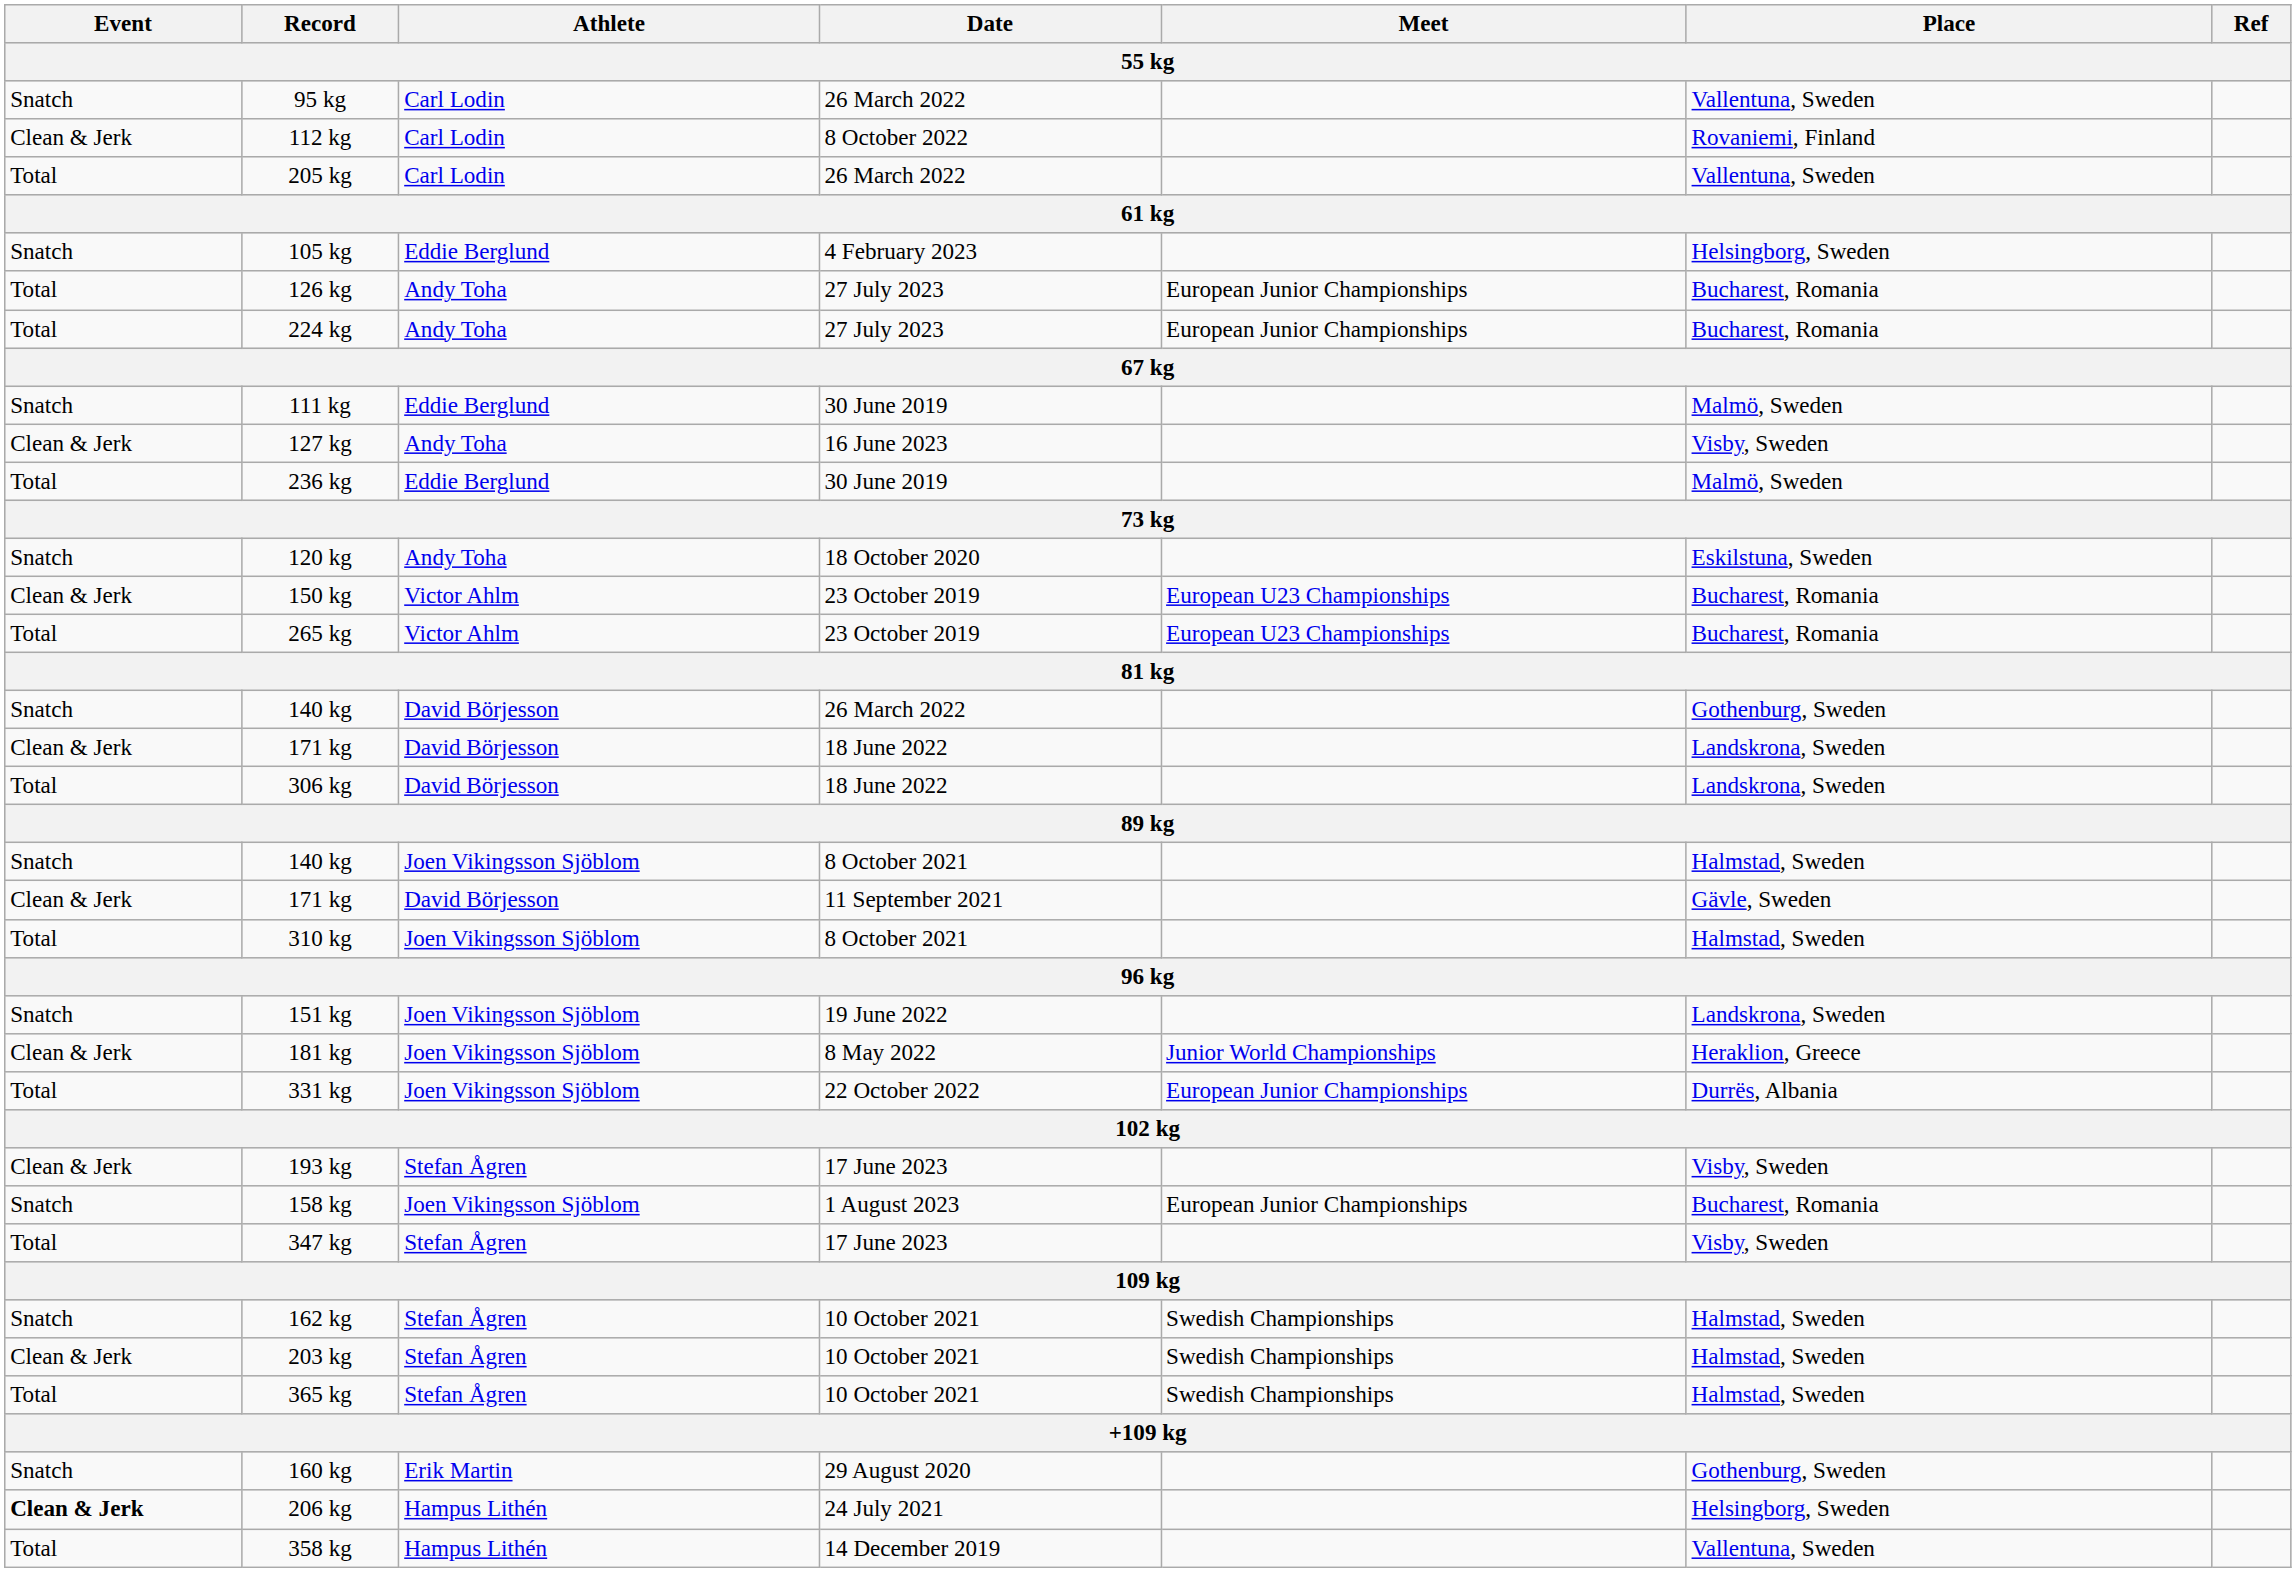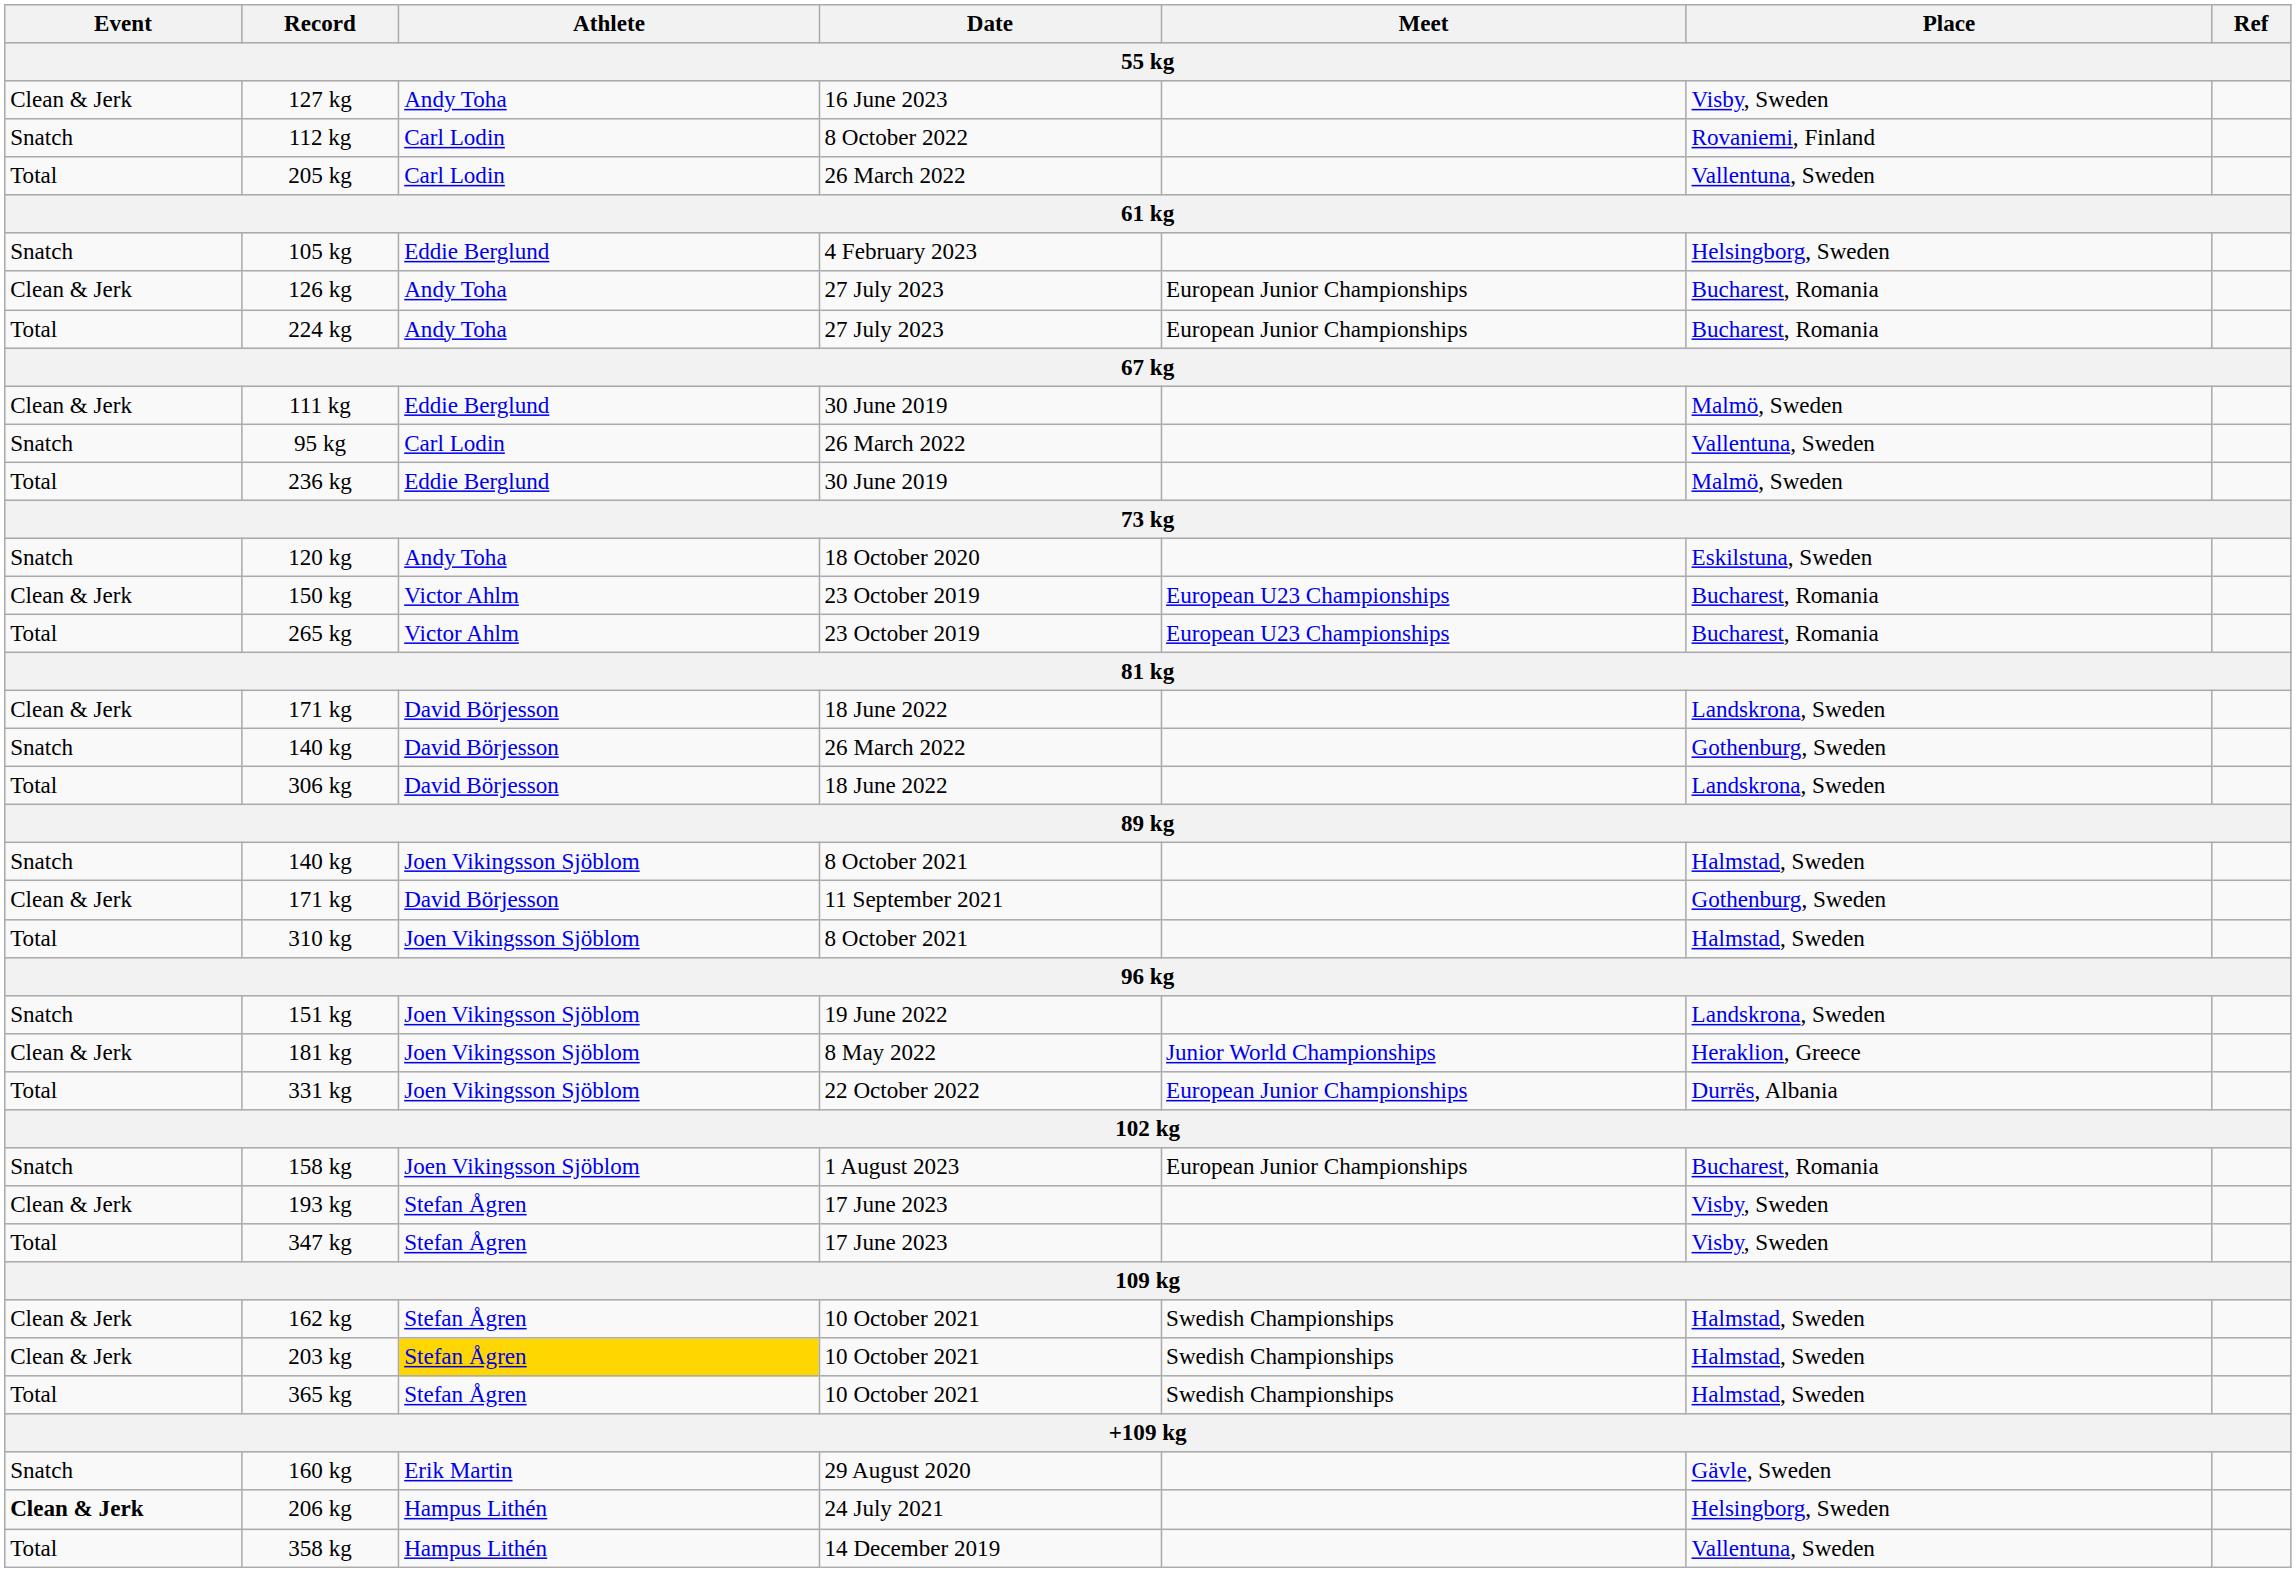rows swapped: (320, 99) <-> (320, 442)
(71, 138) Clean & Jerk -> (42, 138) Snatch
(34, 290) Total -> (71, 290) Clean & Jerk
(42, 404) Snatch -> (71, 404) Clean & Jerk
rows swapped: (320, 709) <-> (320, 747)
(1761, 899) Gävle, Sweden -> (1789, 899) Gothenburg, Sweden
rows swapped: (320, 1204) <-> (320, 1166)
(42, 1318) Snatch -> (71, 1318) Clean & Jerk
(465, 1357) no background -> (465, 1357) gold background
(1789, 1471) Gothenburg, Sweden -> (1761, 1471) Gävle, Sweden
